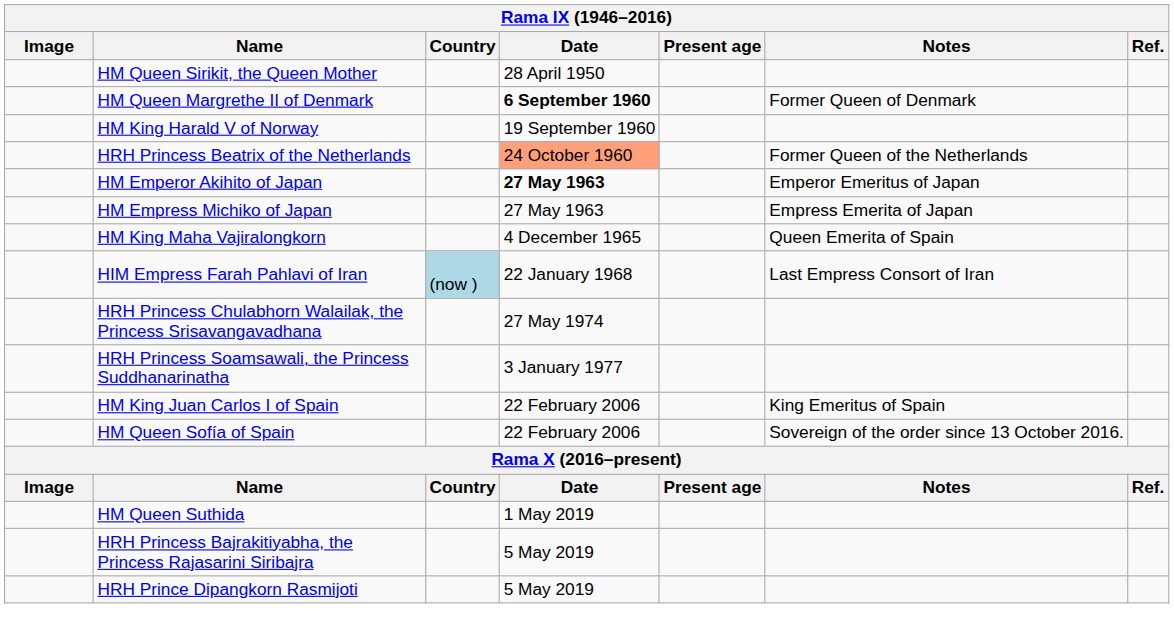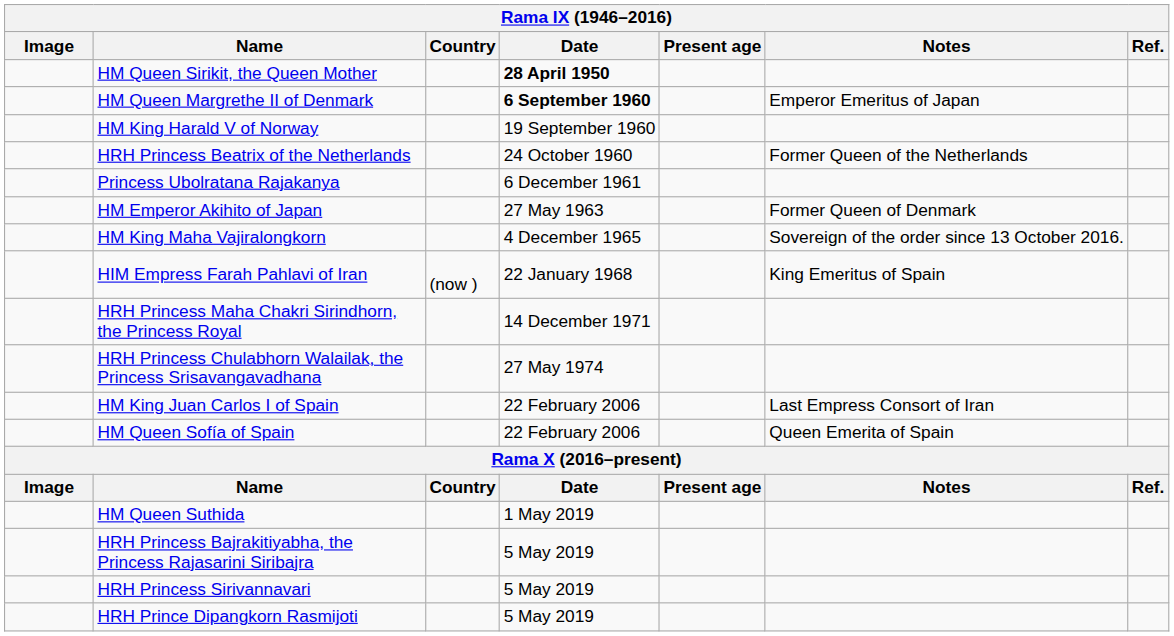(554, 73) normal -> (557, 73) bold
(873, 100) Former Queen of Denmark -> (875, 100) Emperor Emeritus of Japan
(568, 155) lightsalmon background -> (568, 155) no background
+ row: (219, 182)
(554, 182) bold -> (554, 210) normal
(875, 182) Emperor Emeritus of Japan -> (873, 210) Former Queen of Denmark
- row: (215, 210)
(862, 237) Queen Emerita of Spain -> (947, 237) Sovereign of the order since 13 October 2016.
(453, 284) lightblue background -> (453, 284) no background
(882, 274) Last Empress Consort of Iran -> (857, 274) King Emeritus of Spain
+ row: (247, 321)
- row: (253, 368)
(857, 405) King Emeritus of Spain -> (882, 405) Last Empress Consort of Iran
(947, 432) Sovereign of the order since 13 October 2016. -> (862, 432) Queen Emerita of Spain
+ row: (204, 589)
